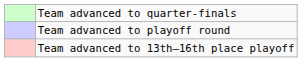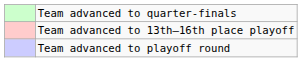rows swapped: (134, 30) <-> (166, 48)
